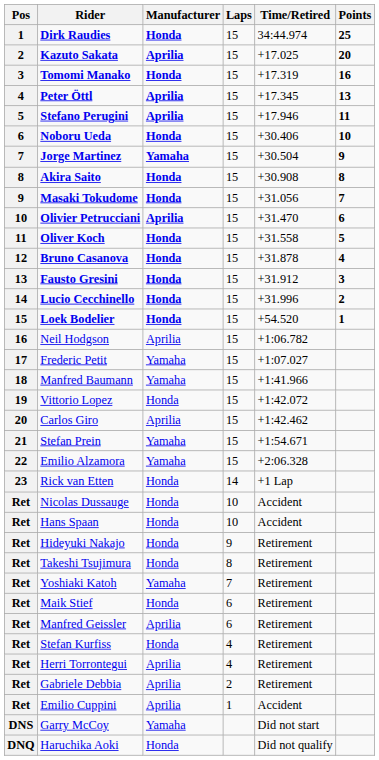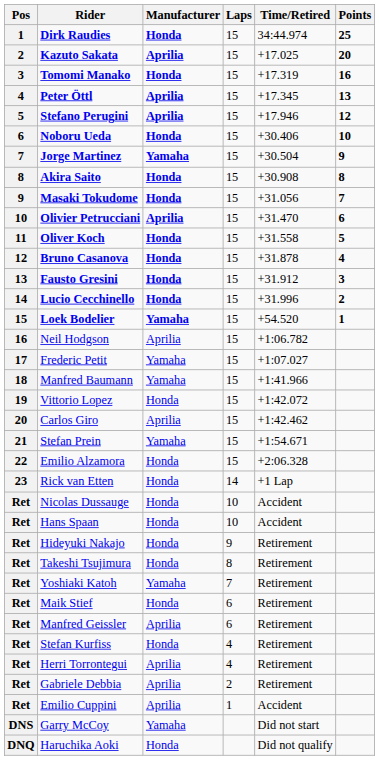(344, 116) 11 -> (345, 116) 12
(164, 319) Honda -> (167, 319) Yamaha
(166, 461) Yamaha -> (162, 461) Honda
